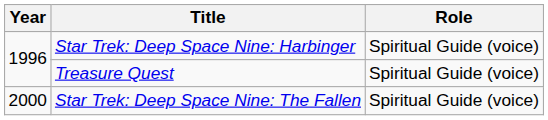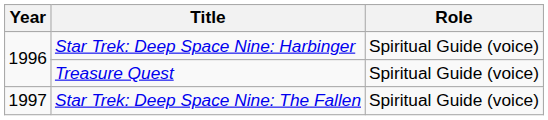(28, 100) 2000 -> (28, 100) 1997
